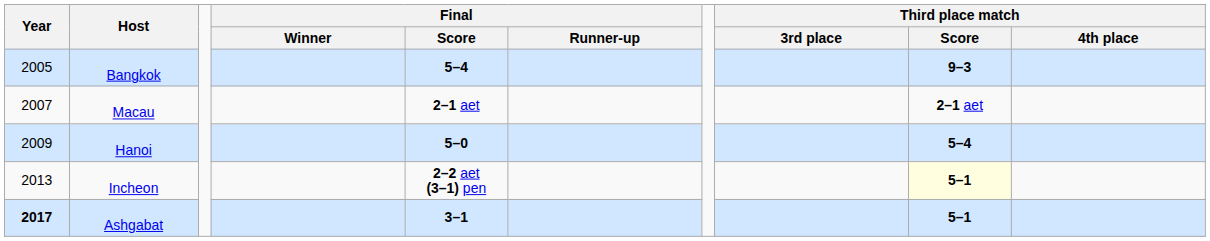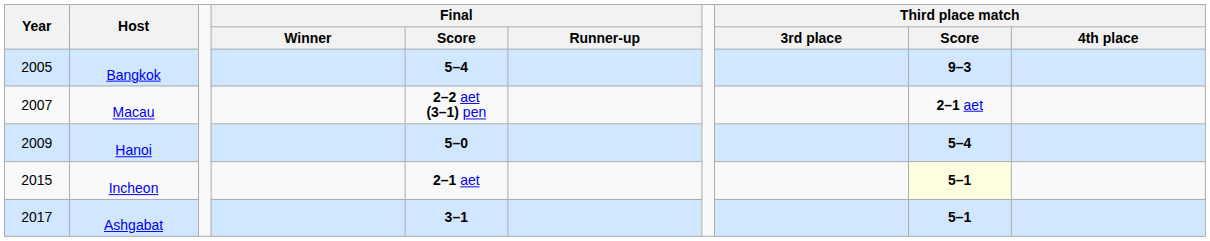(456, 105) 2–1 aet -> (456, 105) 2–2 aet (3–1) pen
(37, 181) 2013 -> (37, 181) 2015
(456, 181) 2–2 aet (3–1) pen -> (456, 181) 2–1 aet
(37, 218) bold -> (37, 218) normal
